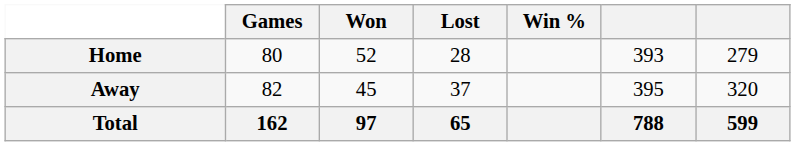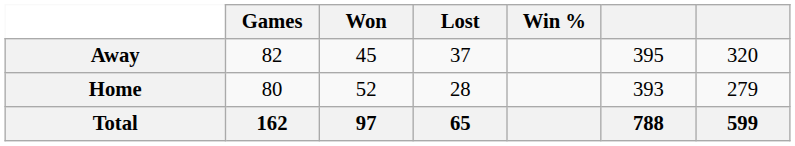rows swapped: (115, 55) <-> (115, 89)
